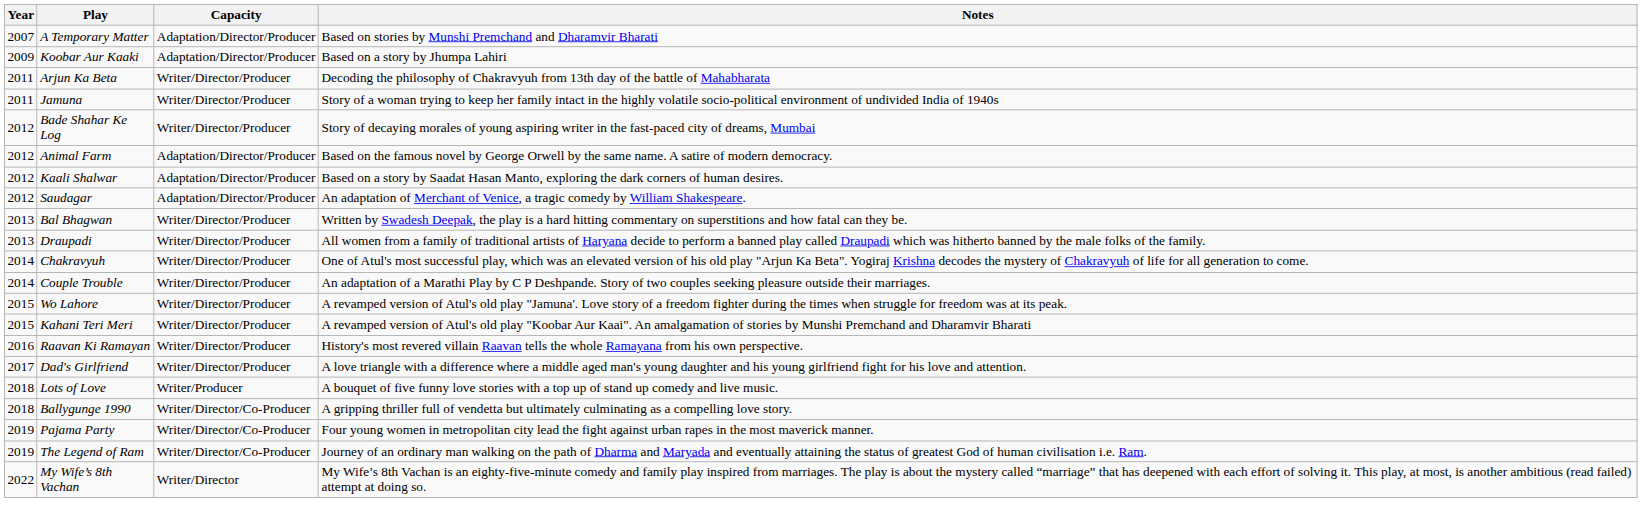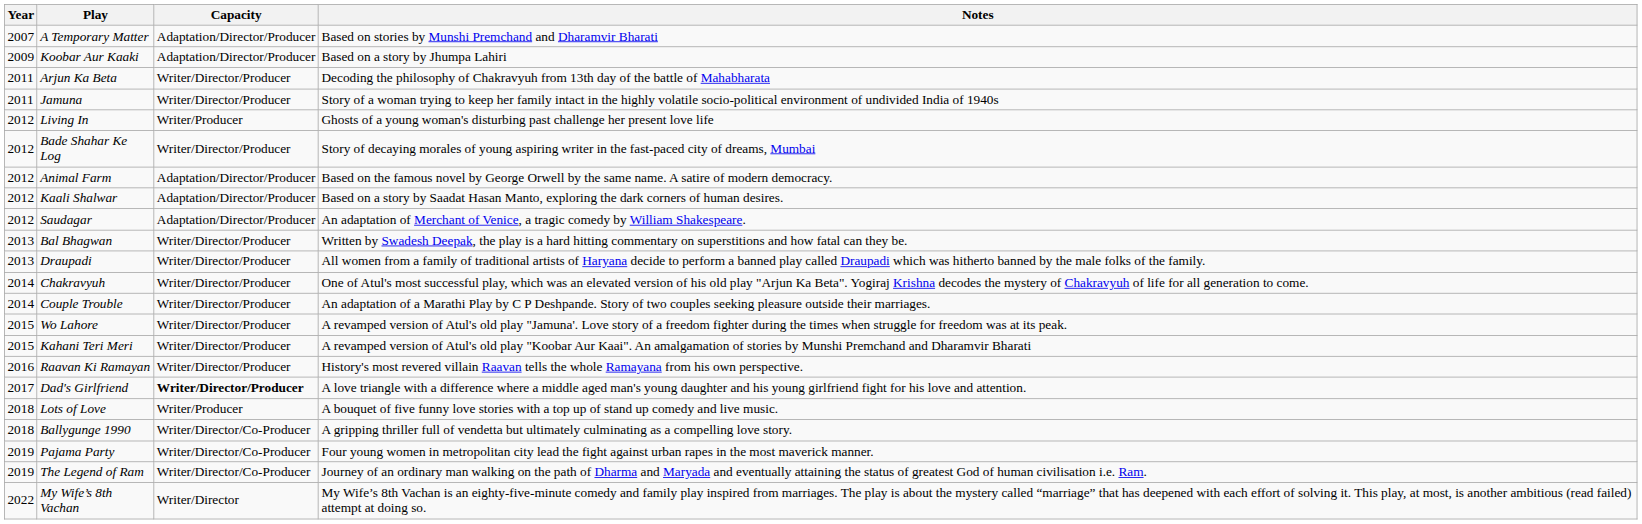+ row: (64, 120)
(224, 366) normal -> (230, 388) bold
